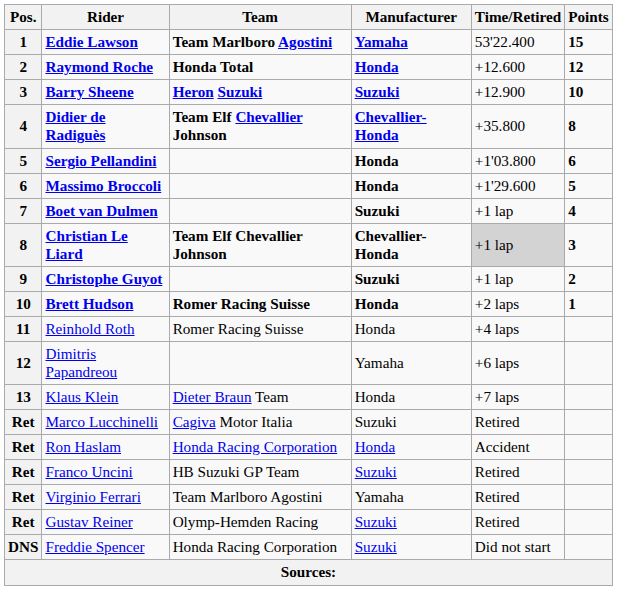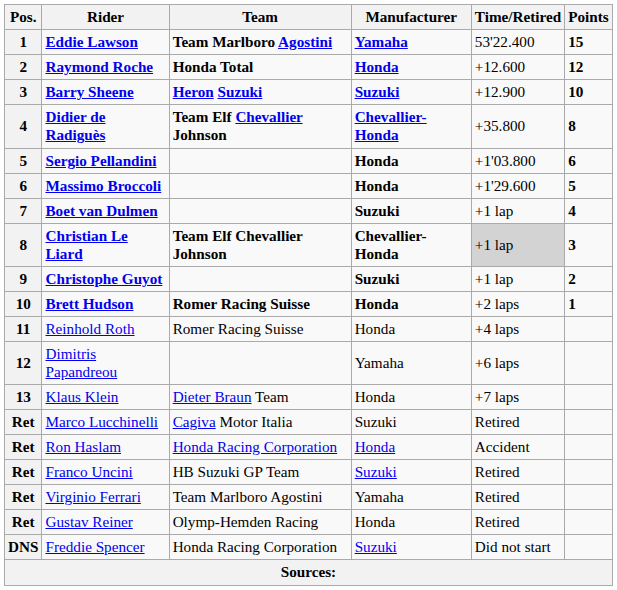(376, 522) Suzuki -> (375, 522) Honda
